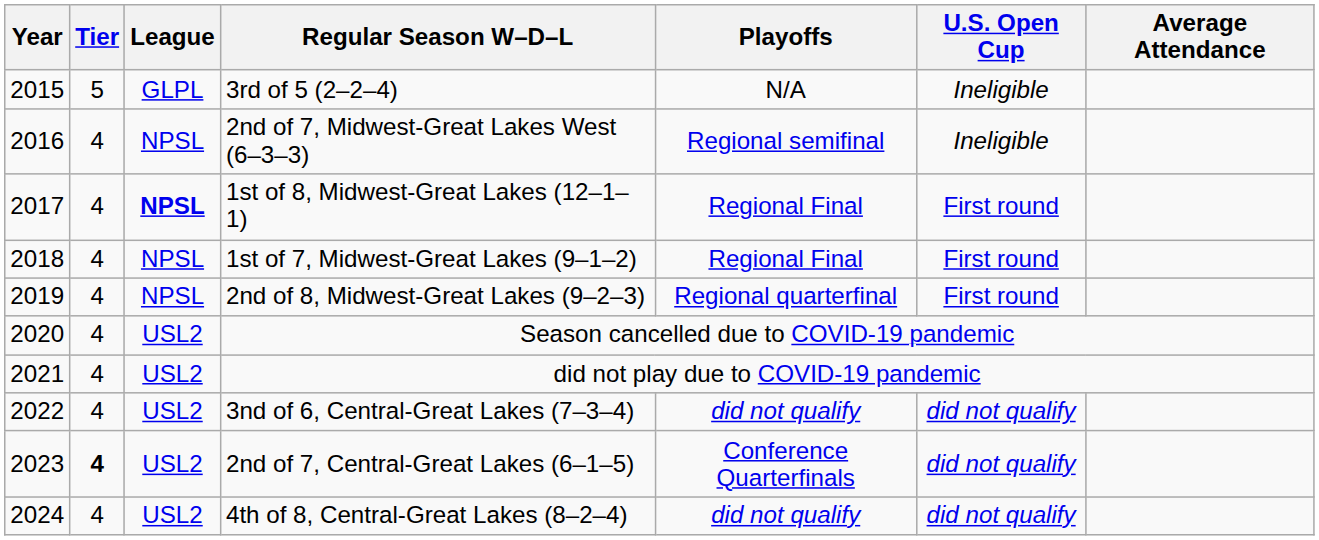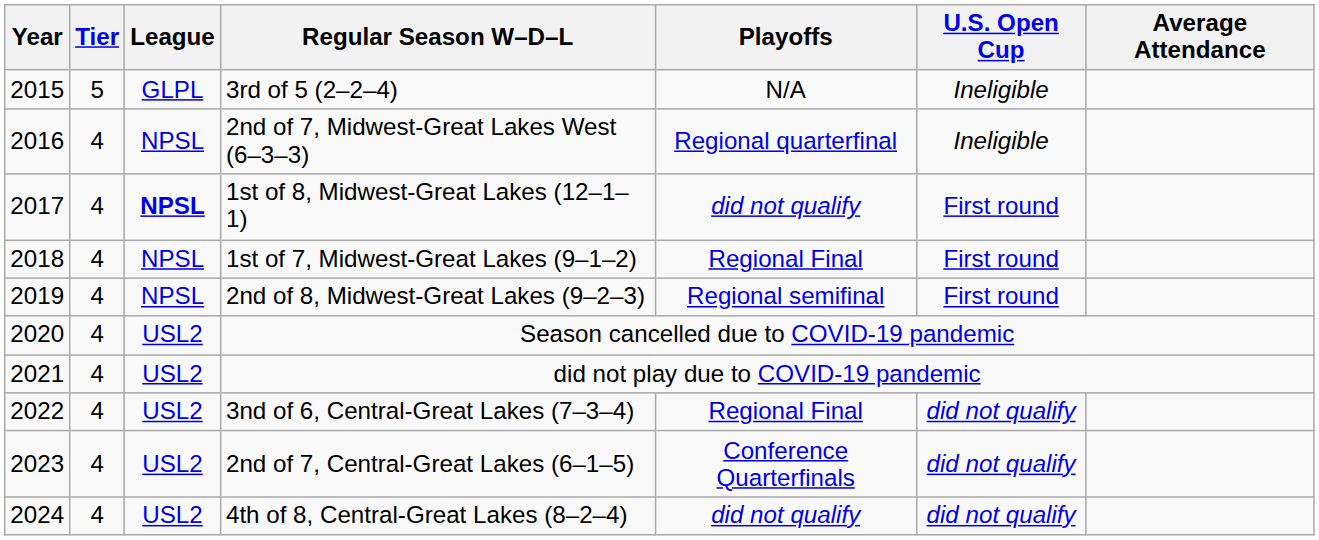(786, 141) Regional semifinal -> (786, 141) Regional quarterfinal
(786, 206) Regional Final -> (786, 206) did not qualify
(786, 296) Regional quarterfinal -> (786, 296) Regional semifinal
(786, 411) did not qualify -> (786, 411) Regional Final
(97, 463) bold -> (97, 463) normal
